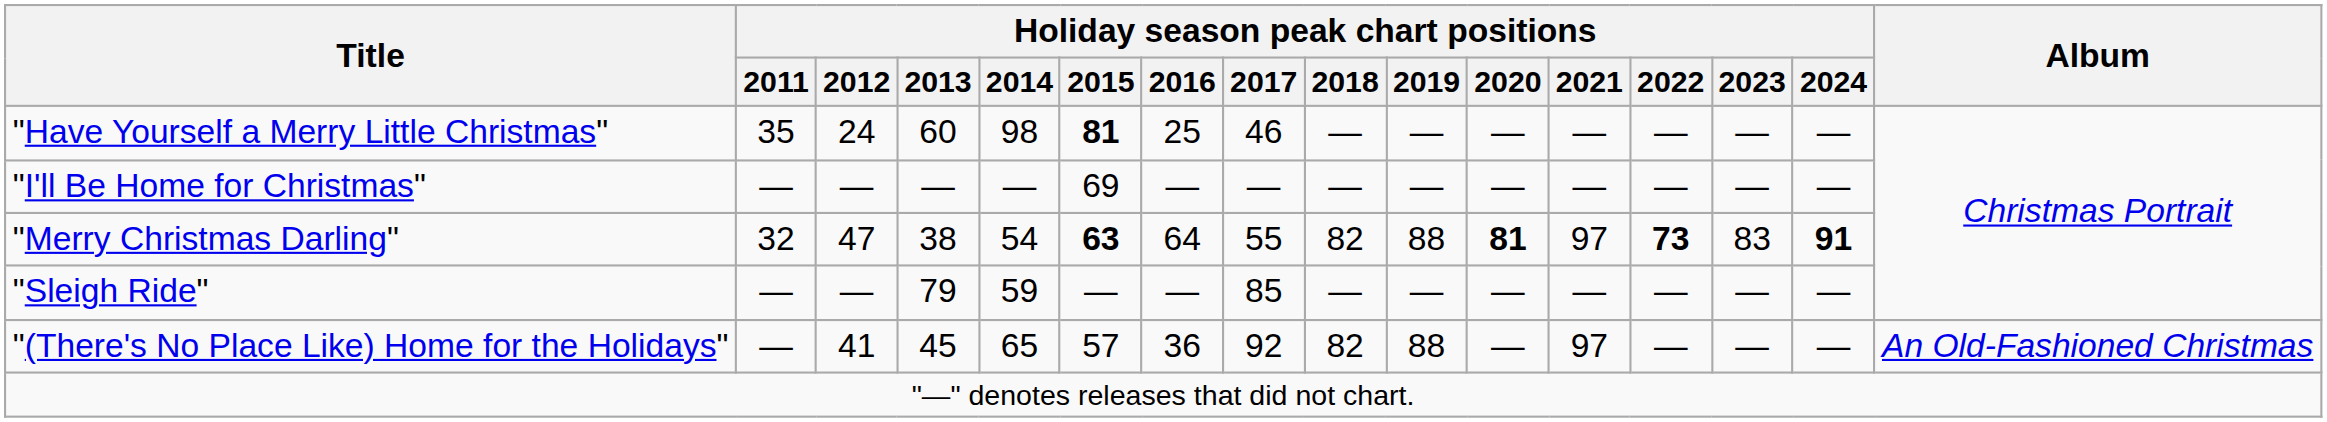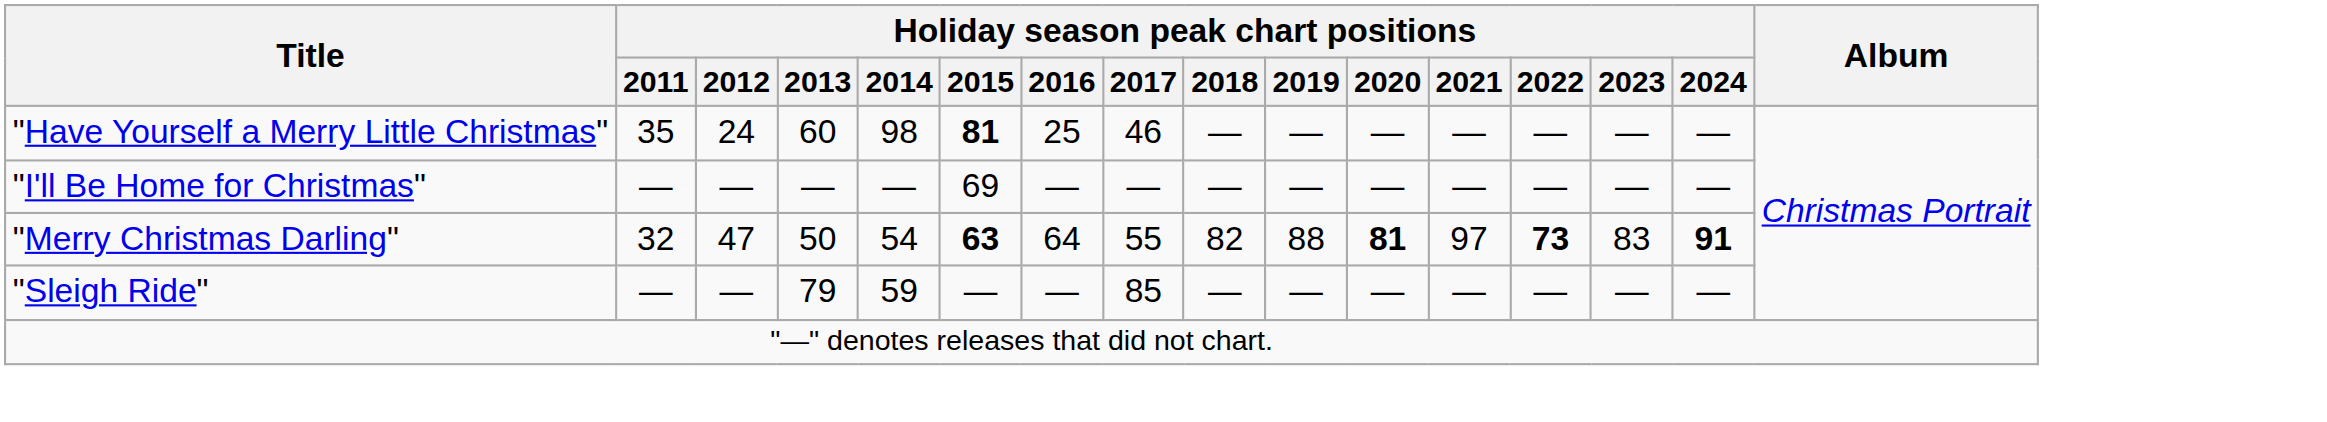(938, 238) 38 -> (818, 238) 50
- row: (371, 345)
